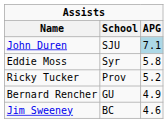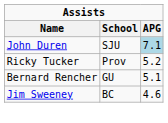- row: (37, 61)
(152, 94) 4.9 -> (152, 78) 5.1
